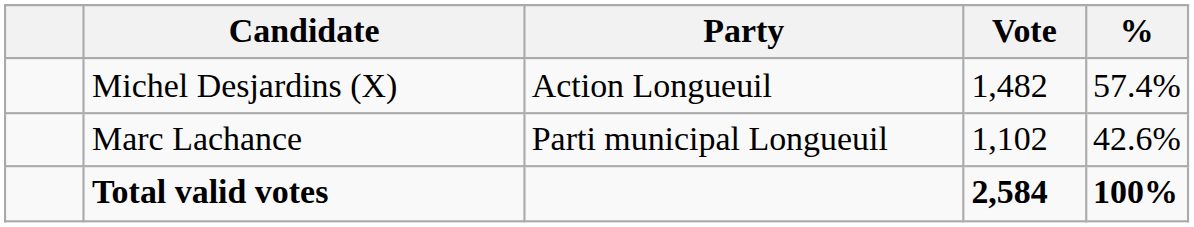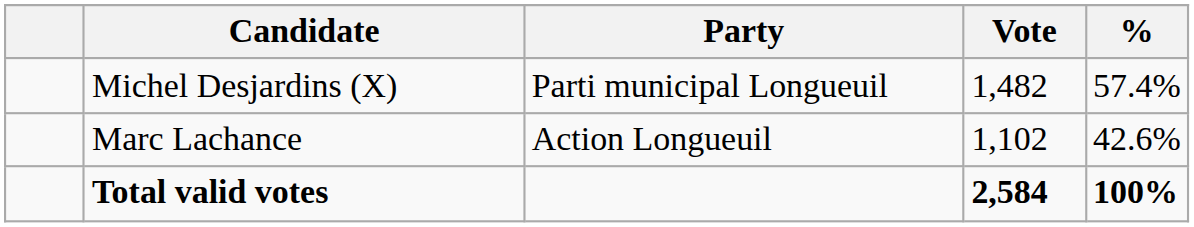(652, 85) Action Longueuil -> (710, 85) Parti municipal Longueuil
(710, 138) Parti municipal Longueuil -> (652, 138) Action Longueuil
